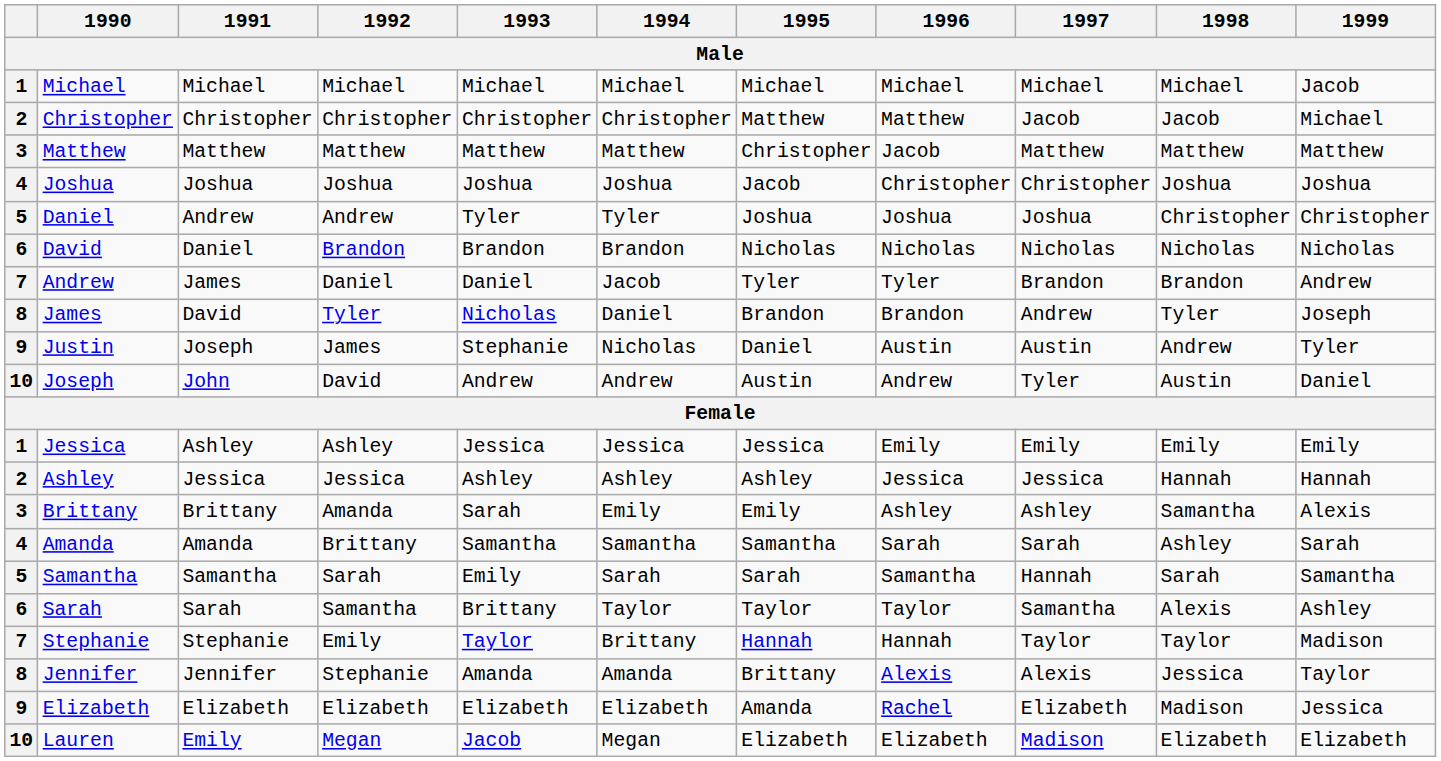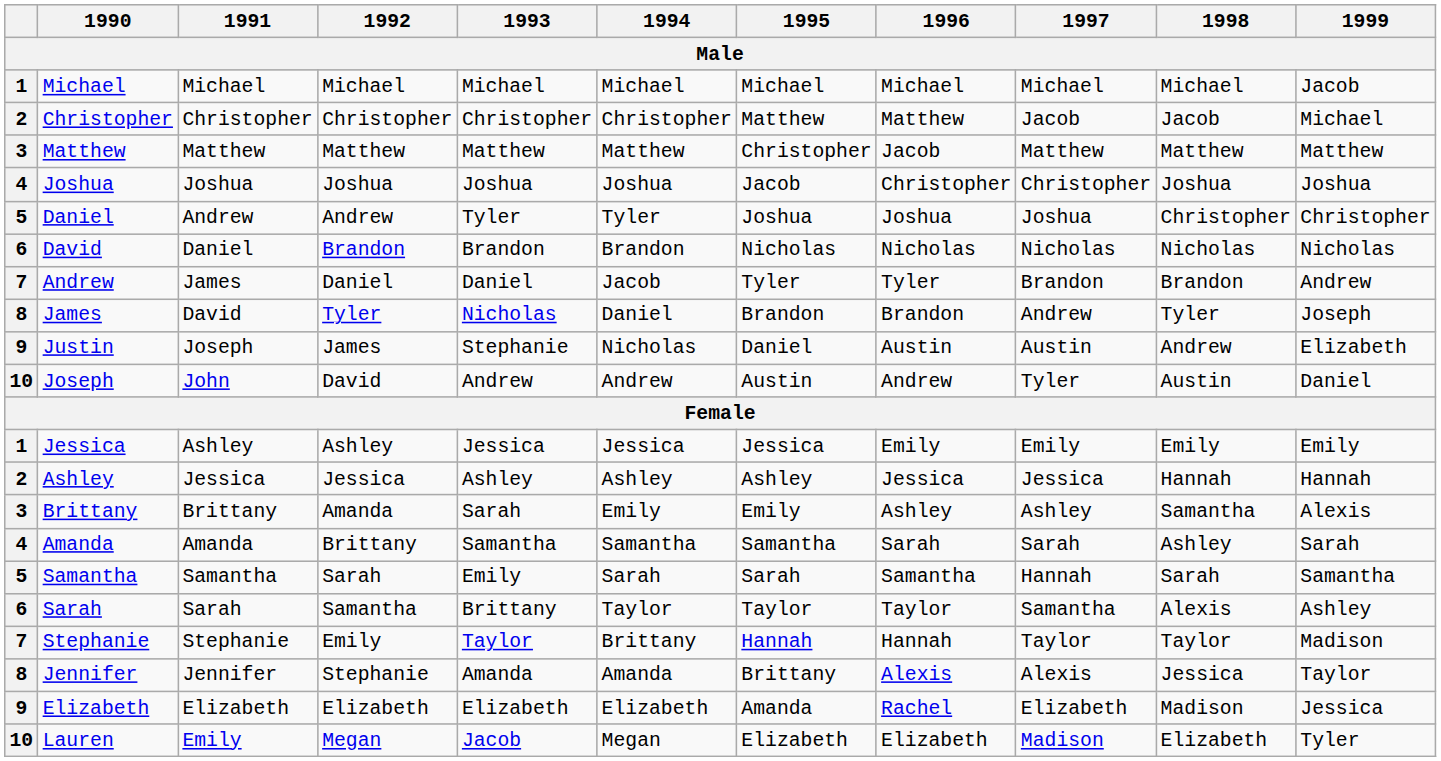(1330, 348) Tyler -> (1354, 348) Elizabeth
(1354, 740) Elizabeth -> (1330, 740) Tyler
